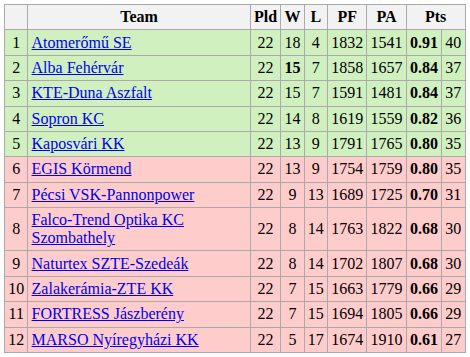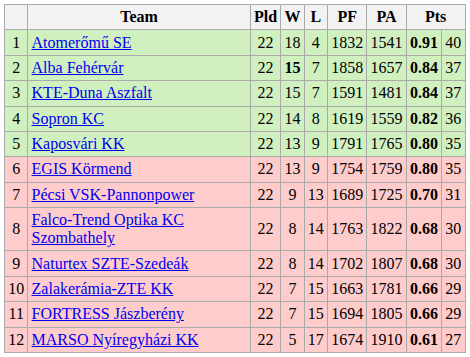(387, 288) 1779 -> (387, 288) 1781
